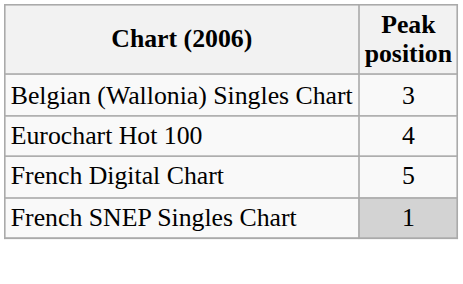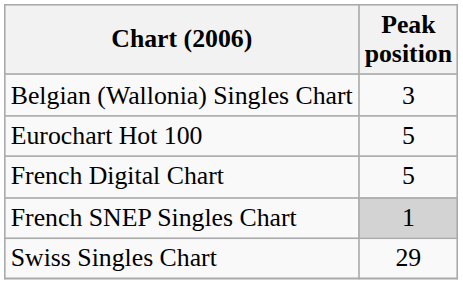(408, 135) 4 -> (408, 135) 5
+ row: (114, 258)
